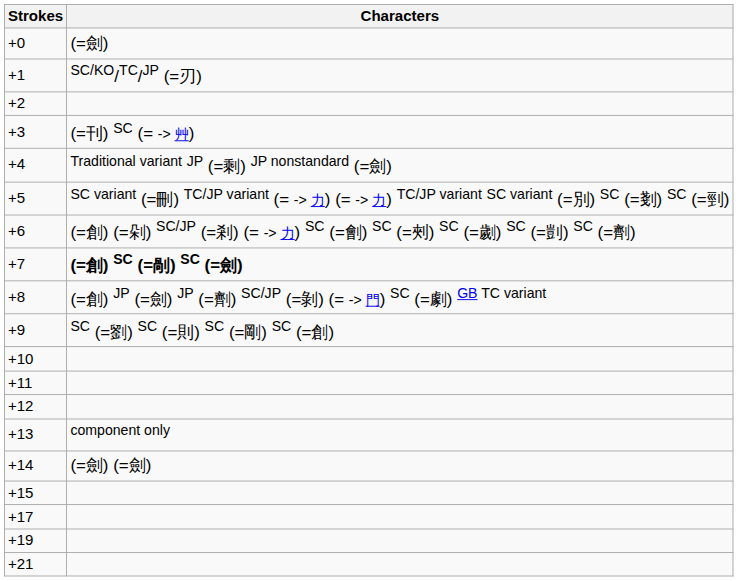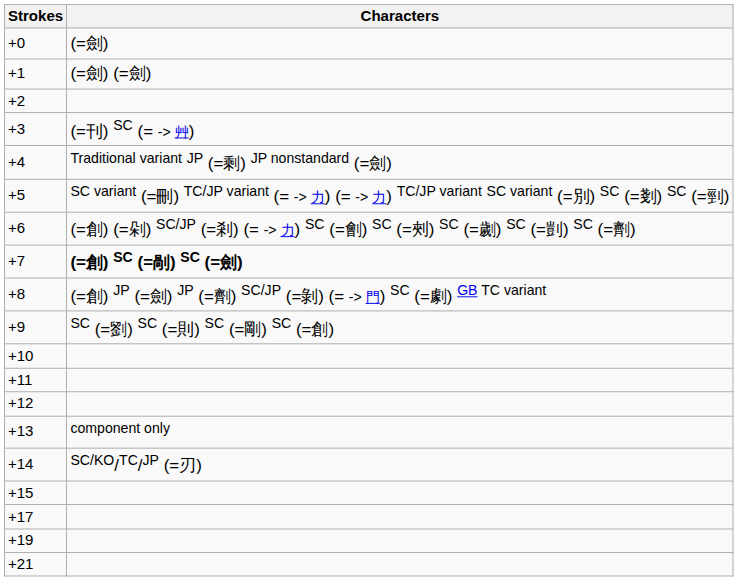(136, 74) SC/KO/TC/JP (=刃) -> (111, 74) (=劍) (=劍)
(111, 466) (=劍) (=劍) -> (136, 464) SC/KO/TC/JP (=刃)
